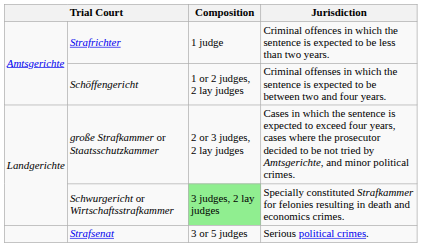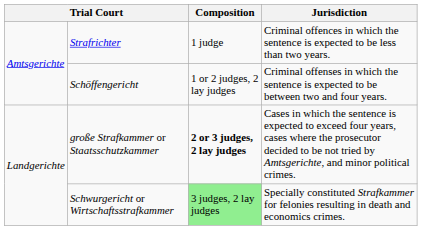(221, 144) normal -> (222, 144) bold
- row: (92, 234)
